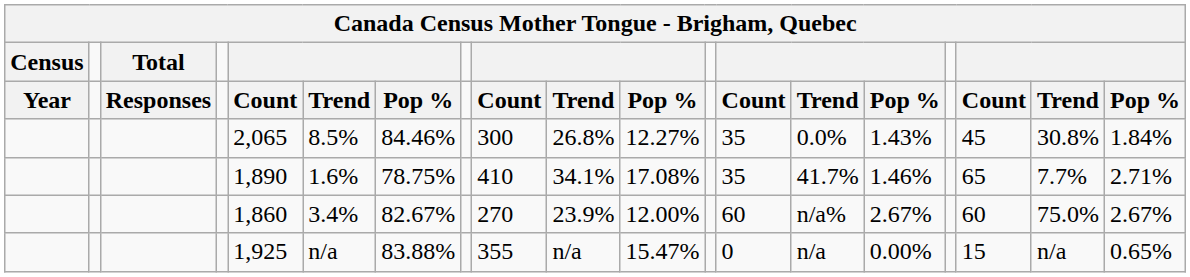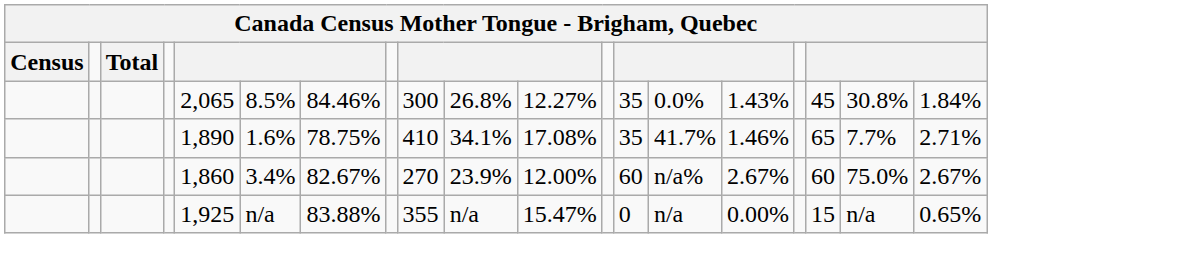- row: (47, 99)
